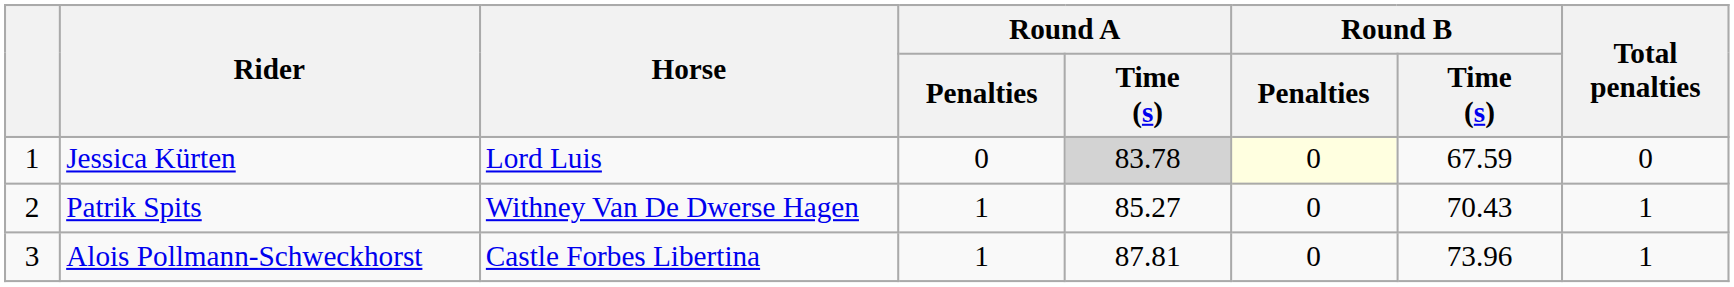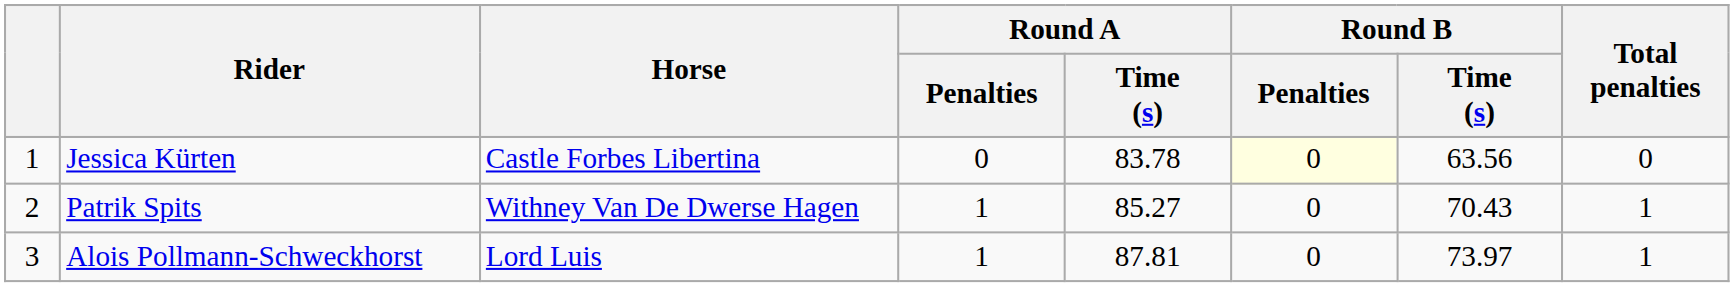(544, 159) Lord Luis -> (623, 159) Castle Forbes Libertina
(1148, 159) lightgrey background -> (1148, 159) no background
(1480, 159) 67.59 -> (1480, 159) 63.56
(623, 256) Castle Forbes Libertina -> (544, 256) Lord Luis
(1480, 256) 73.96 -> (1480, 256) 73.97
